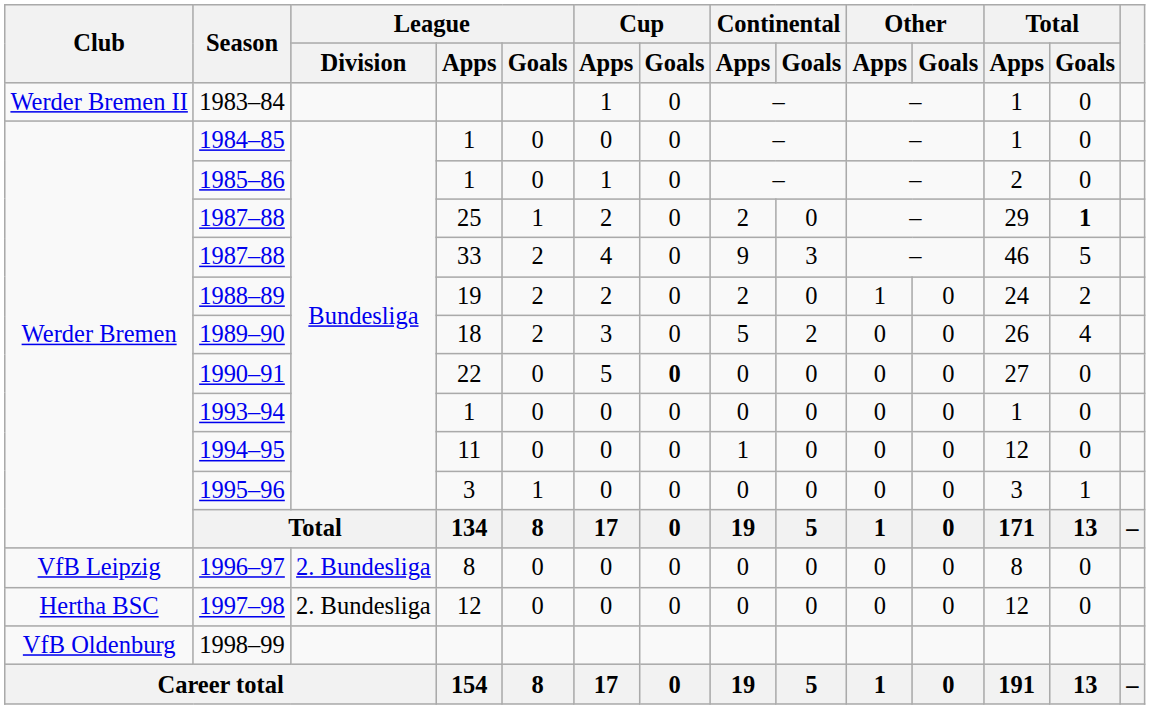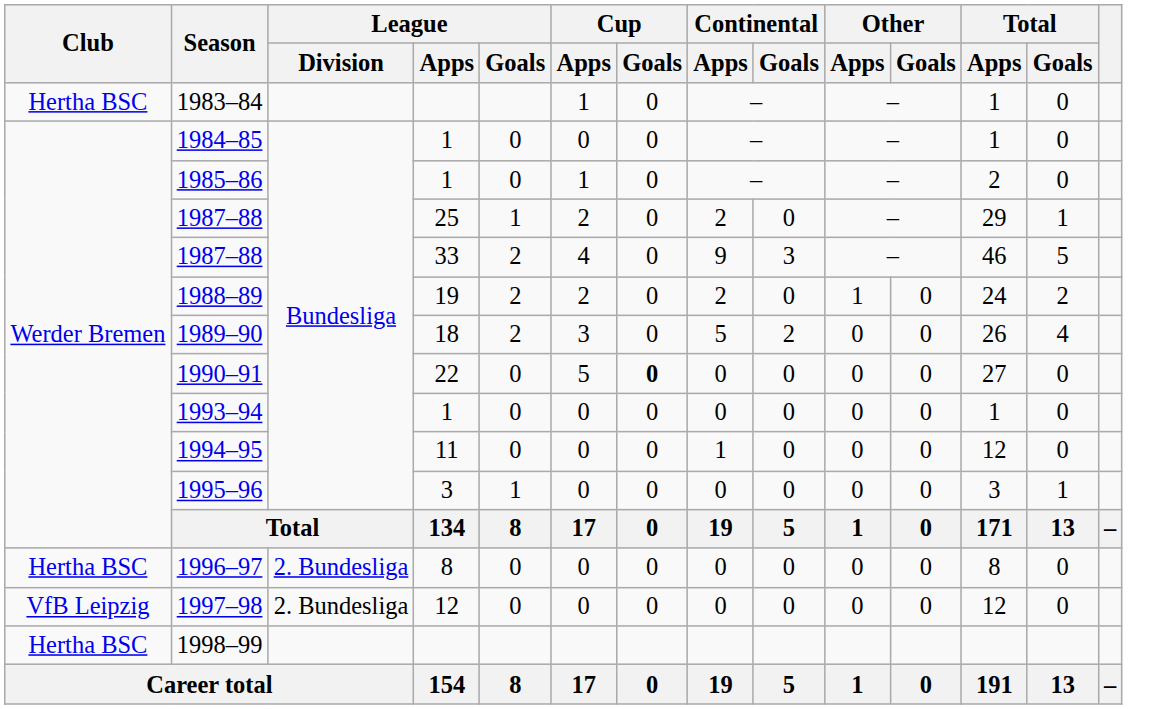(99, 101) Werder Bremen II -> (88, 101) Hertha BSC
(1085, 218) bold -> (1063, 218) normal
(99, 567) VfB Leipzig -> (88, 567) Hertha BSC
(99, 606) Hertha BSC -> (88, 606) VfB Leipzig
(99, 645) VfB Oldenburg -> (88, 645) Hertha BSC
